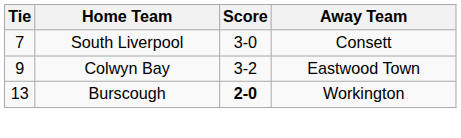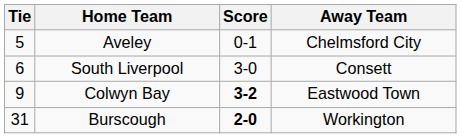+ row: (127, 42)
(20, 42) 7 -> (20, 68) 6
(245, 68) normal -> (245, 94) bold
(20, 94) 13 -> (20, 119) 31
